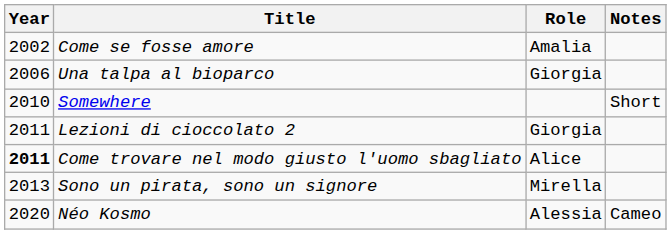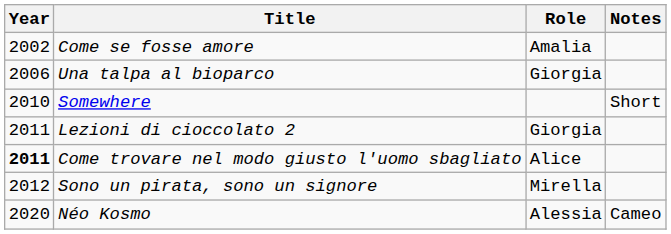(29, 186) 2013 -> (29, 186) 2012
